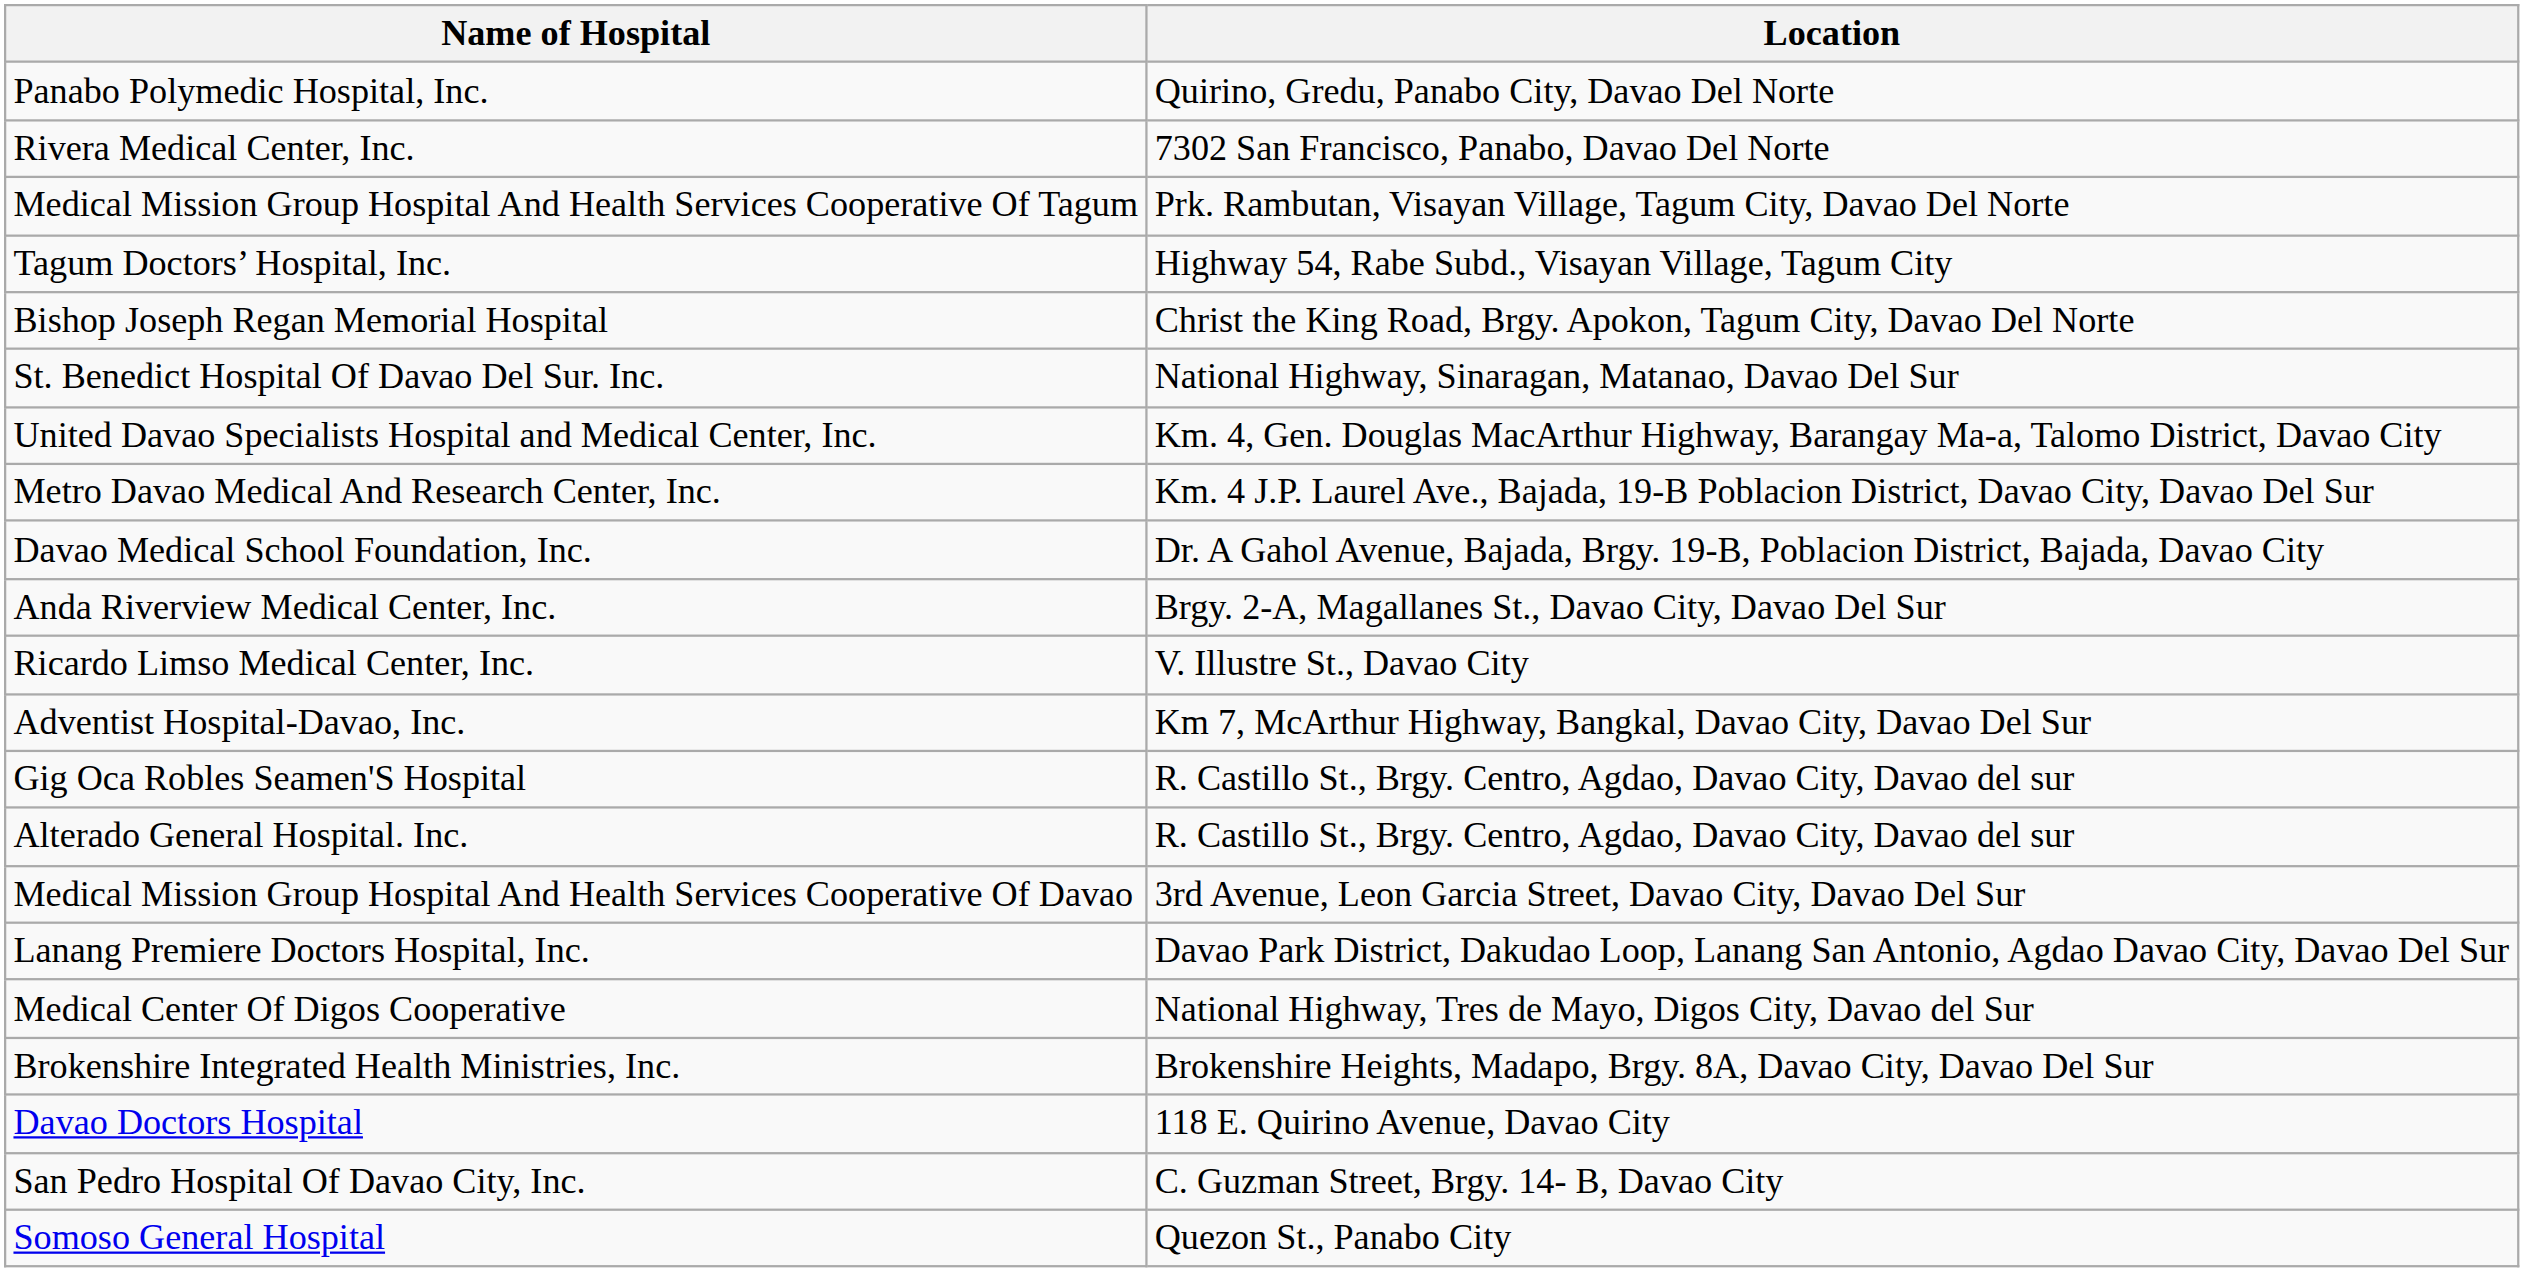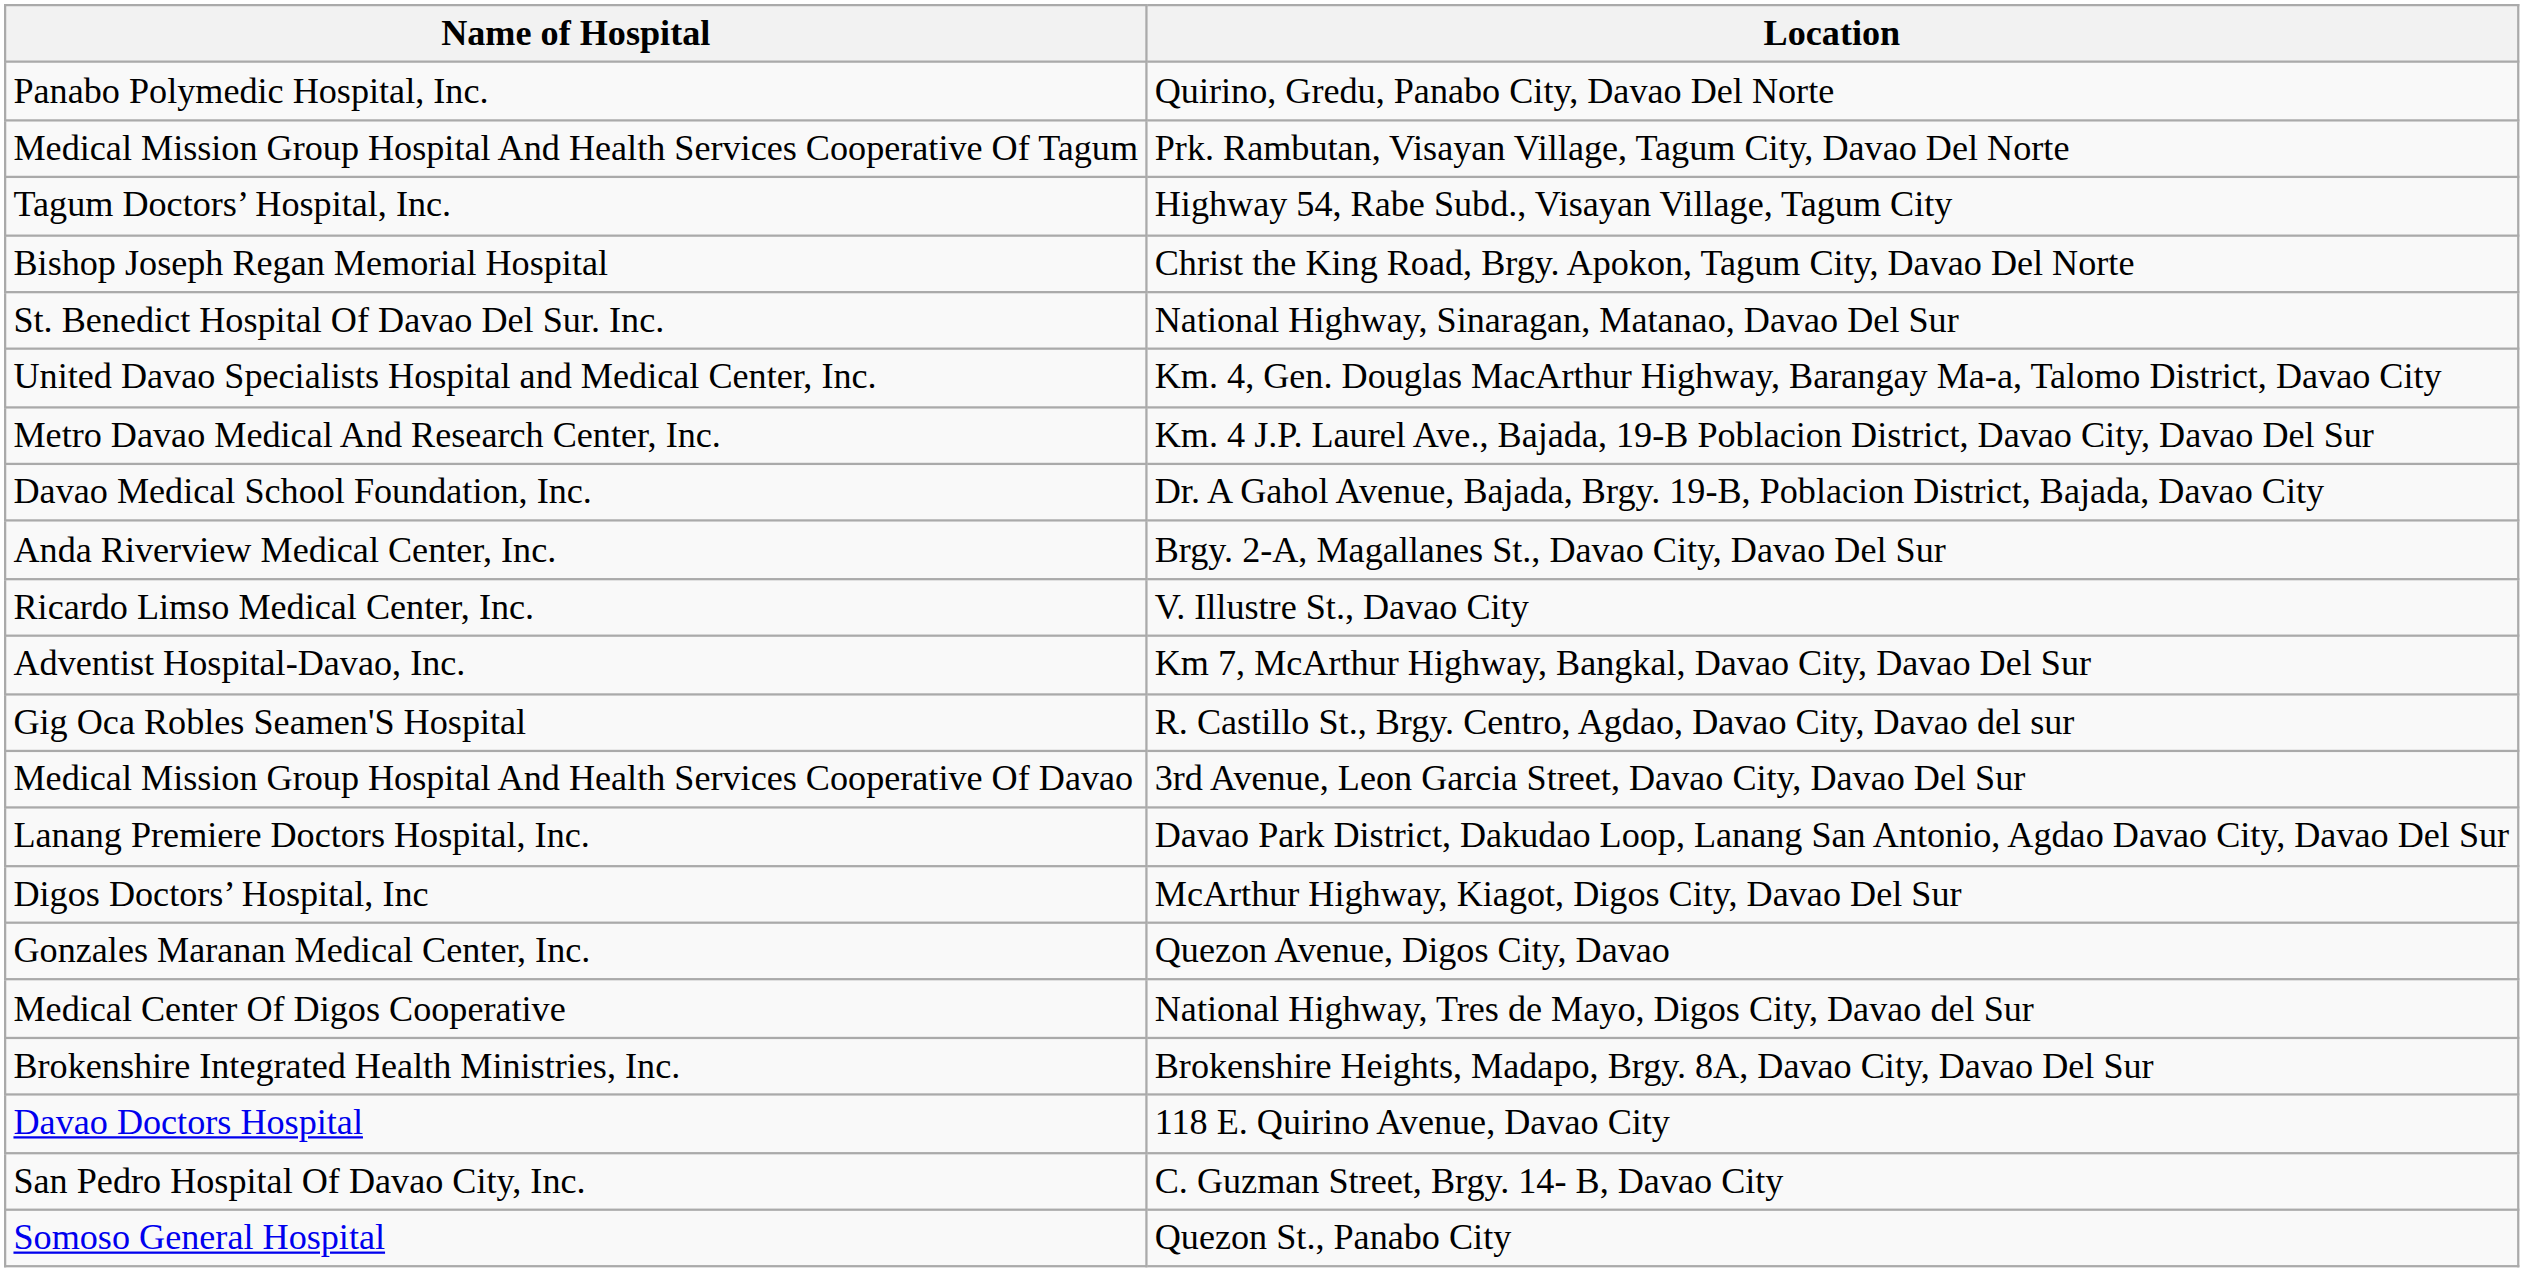- row: (214, 147)
- row: (241, 836)
+ row: (221, 893)
+ row: (302, 950)
